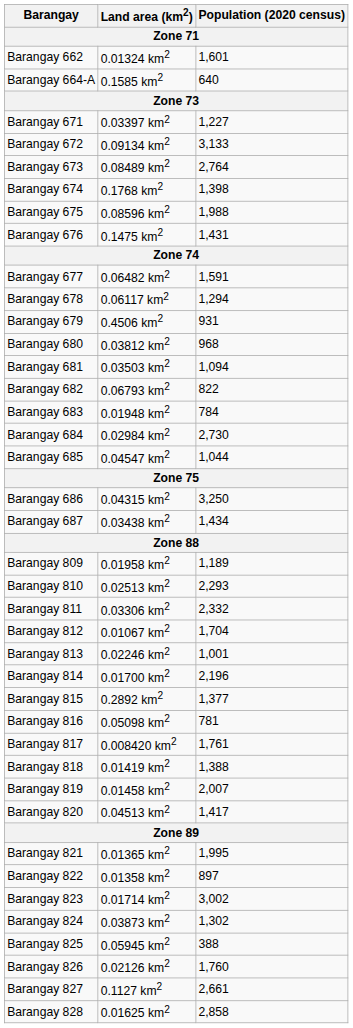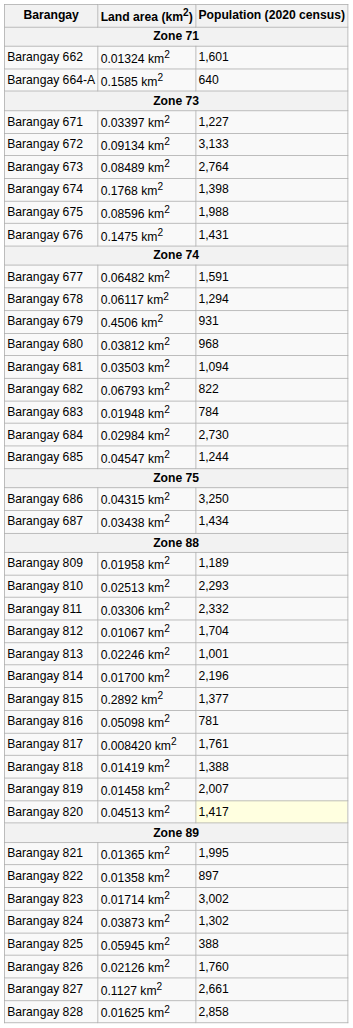(214, 457) 1,044 -> (214, 457) 1,244
(214, 812) no background -> (214, 812) lightyellow background
